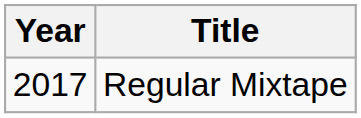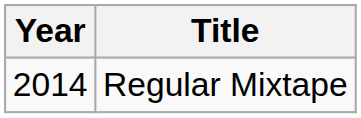(50, 84) 2017 -> (50, 84) 2014
